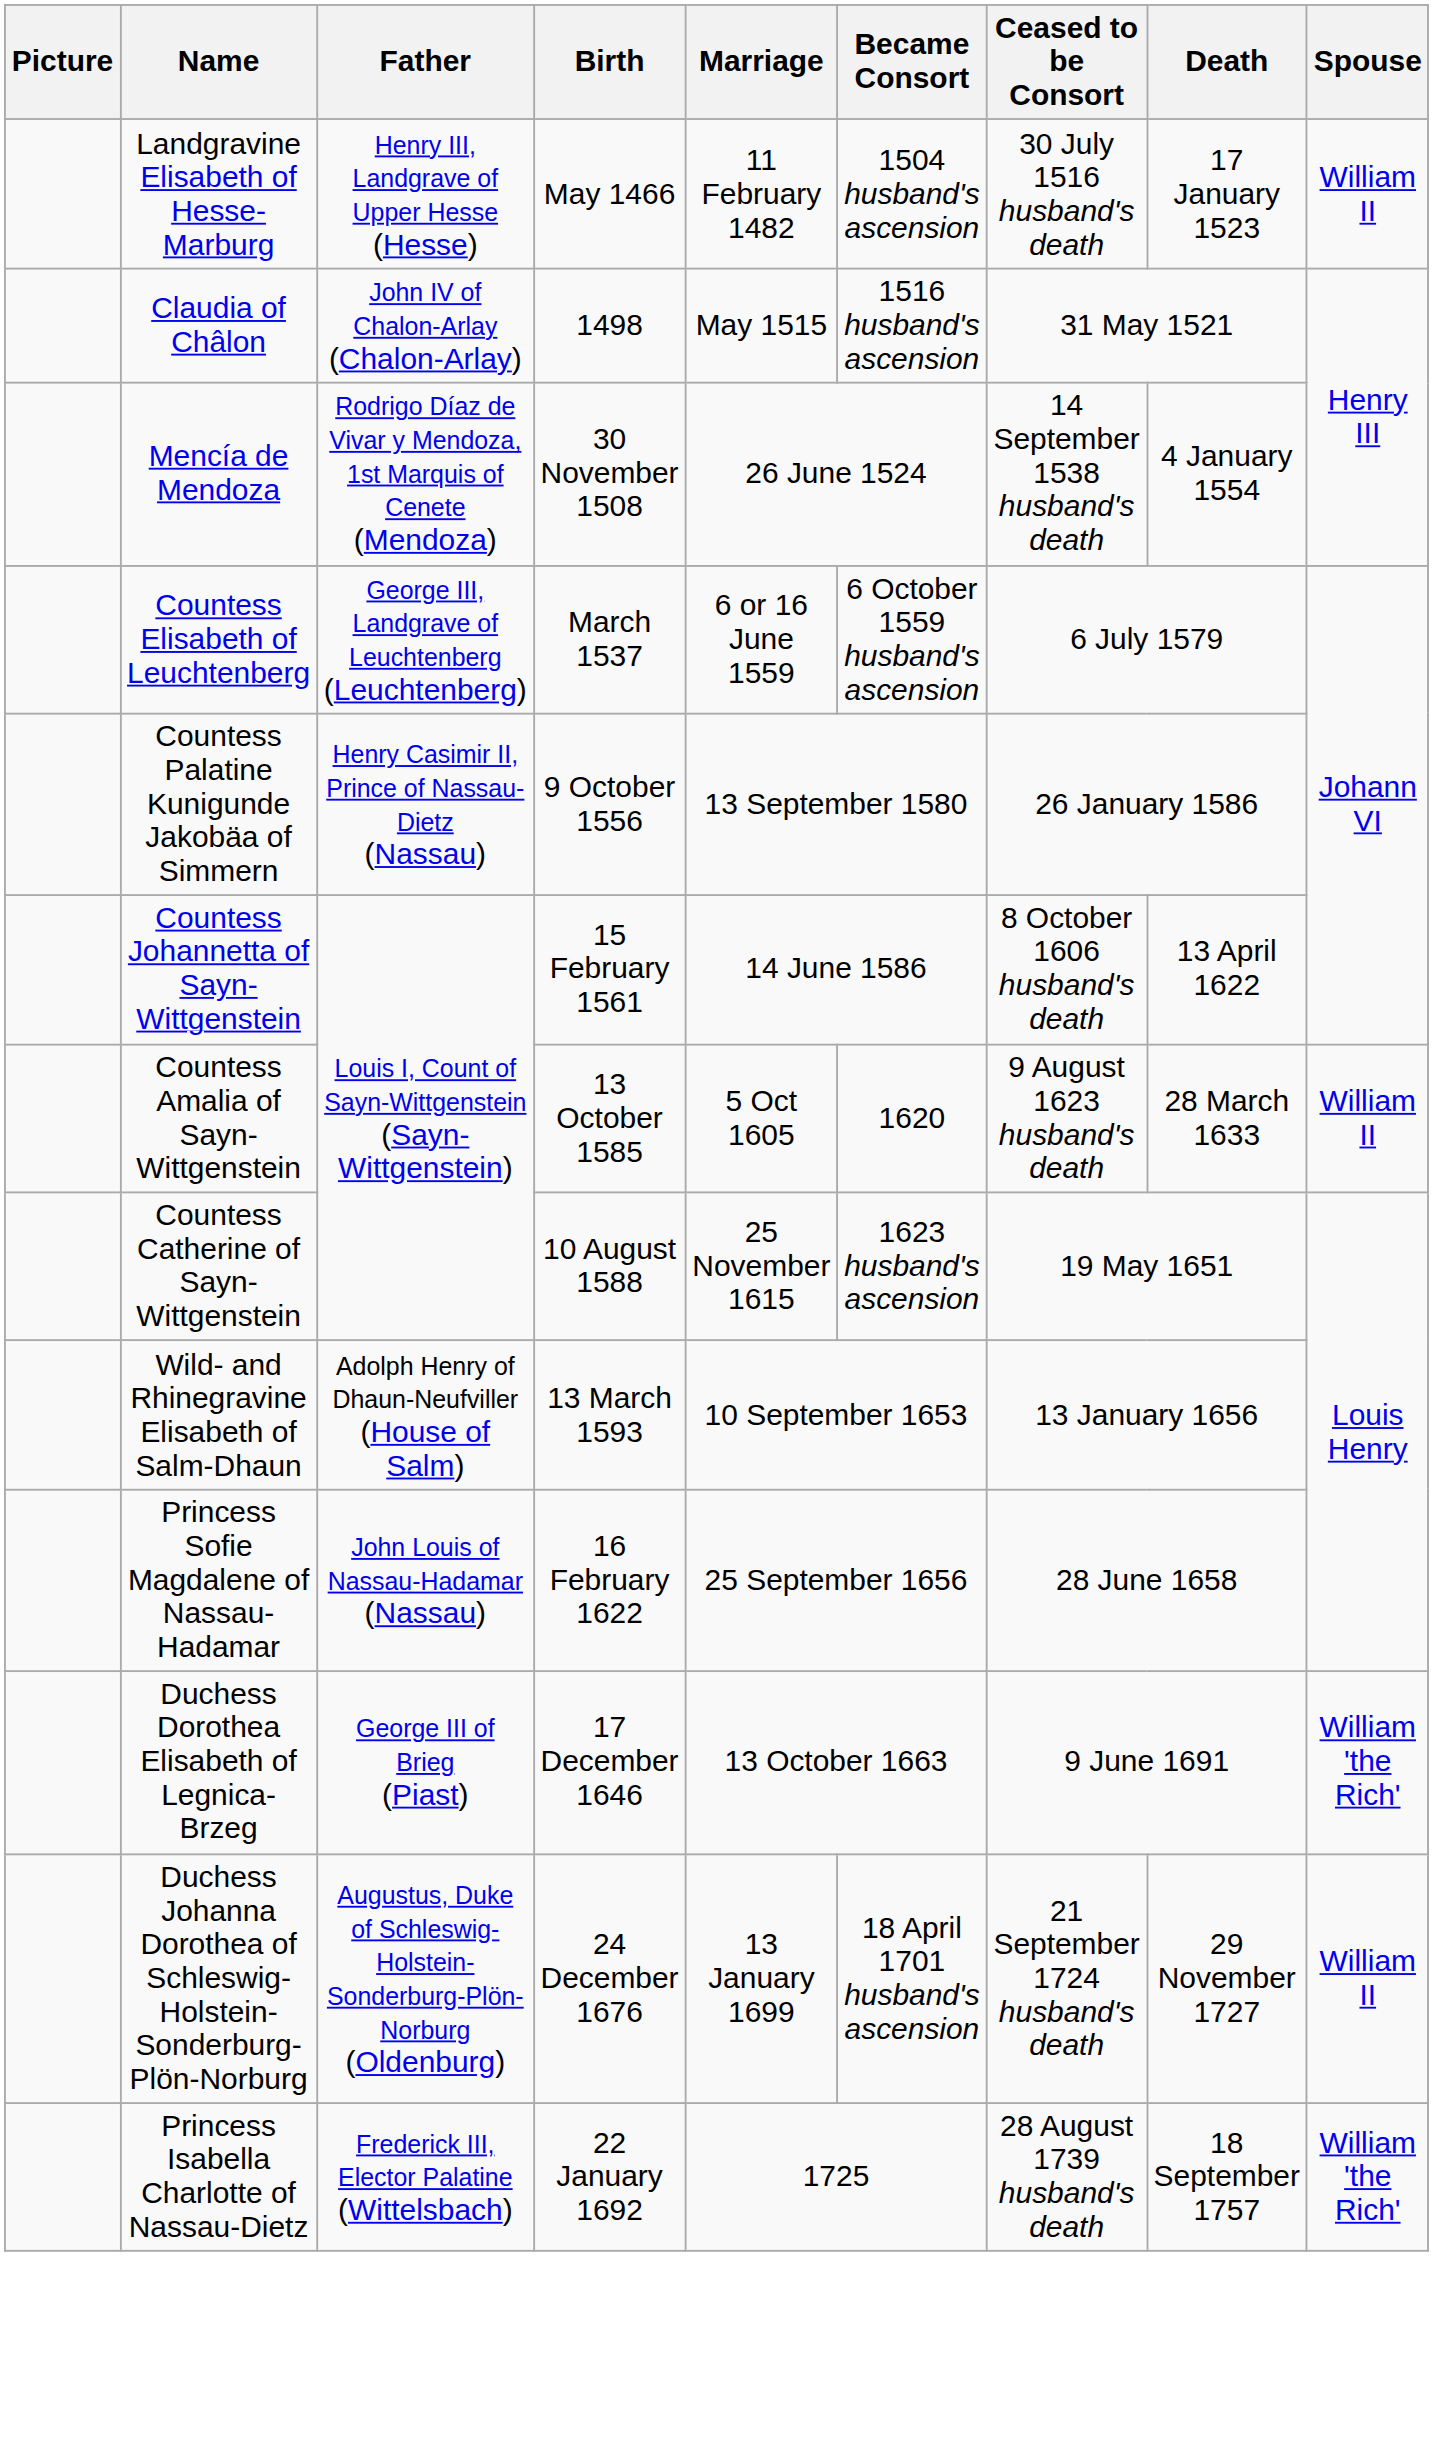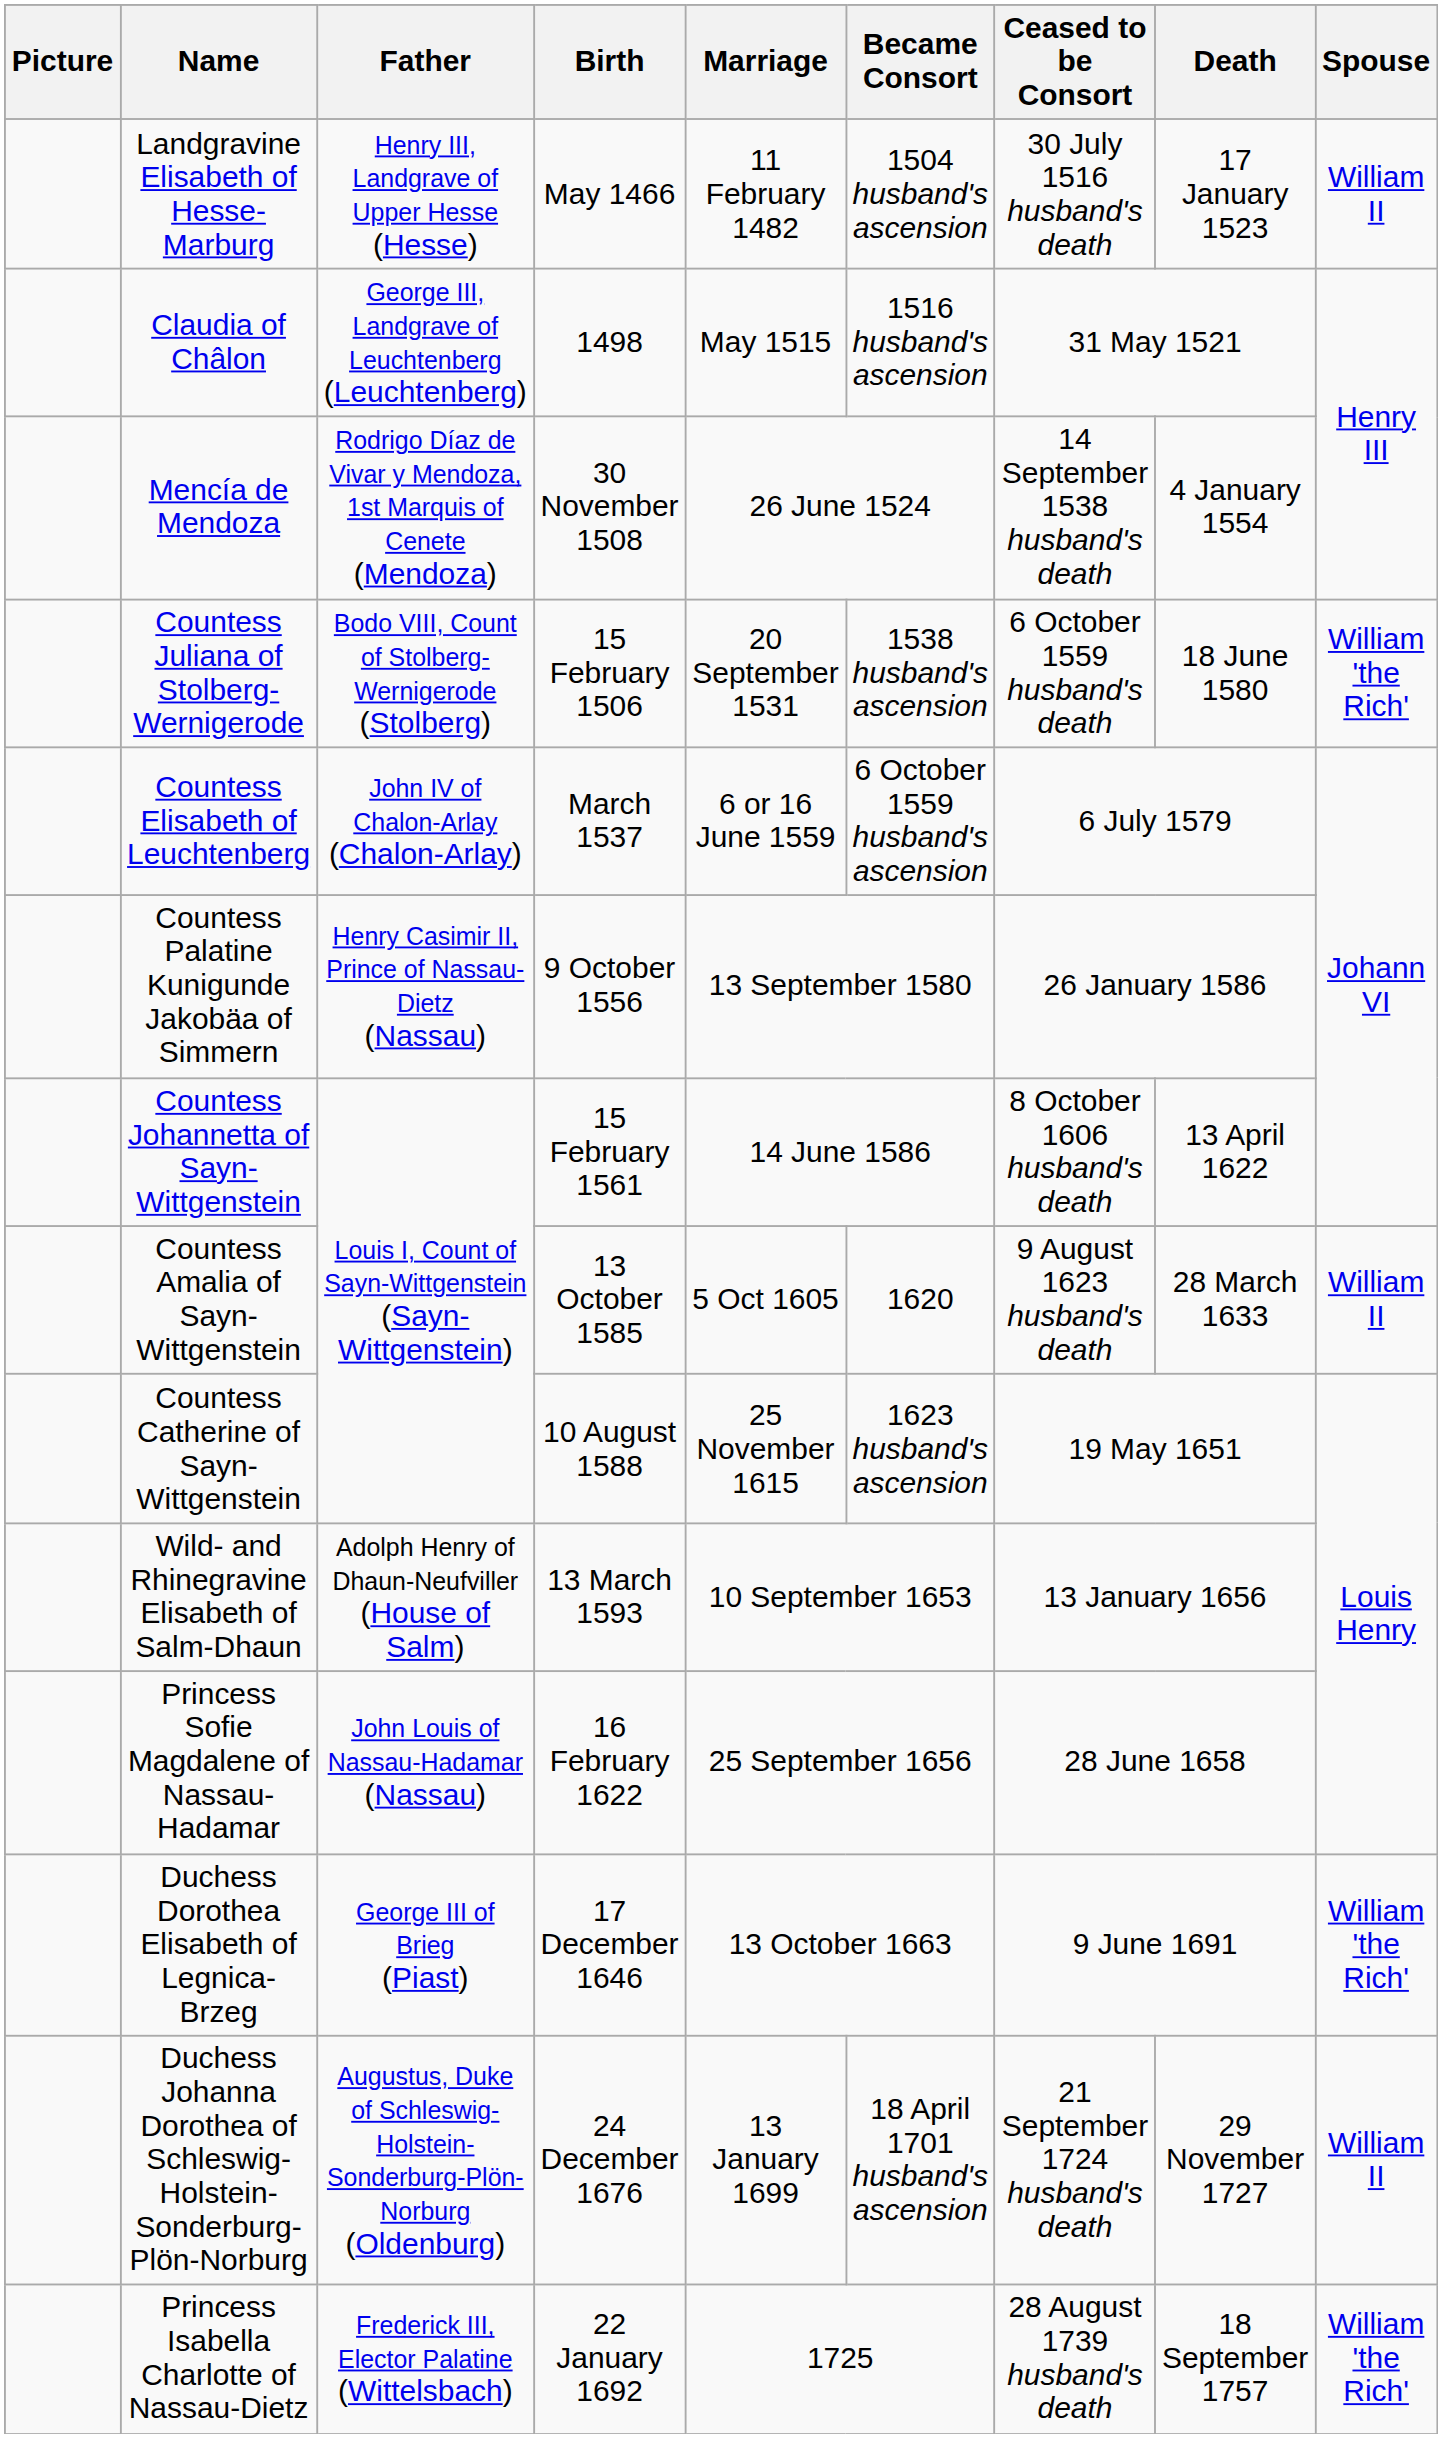(425, 326) John IV of Chalon-Arlay (Chalon-Arlay) -> (425, 343) George III, Landgrave of Leuchtenberg (Leuchtenberg)
+ row: (219, 672)
(425, 640) George III, Landgrave of Leuchtenberg (Leuchtenberg) -> (425, 822) John IV of Chalon-Arlay (Chalon-Arlay)
